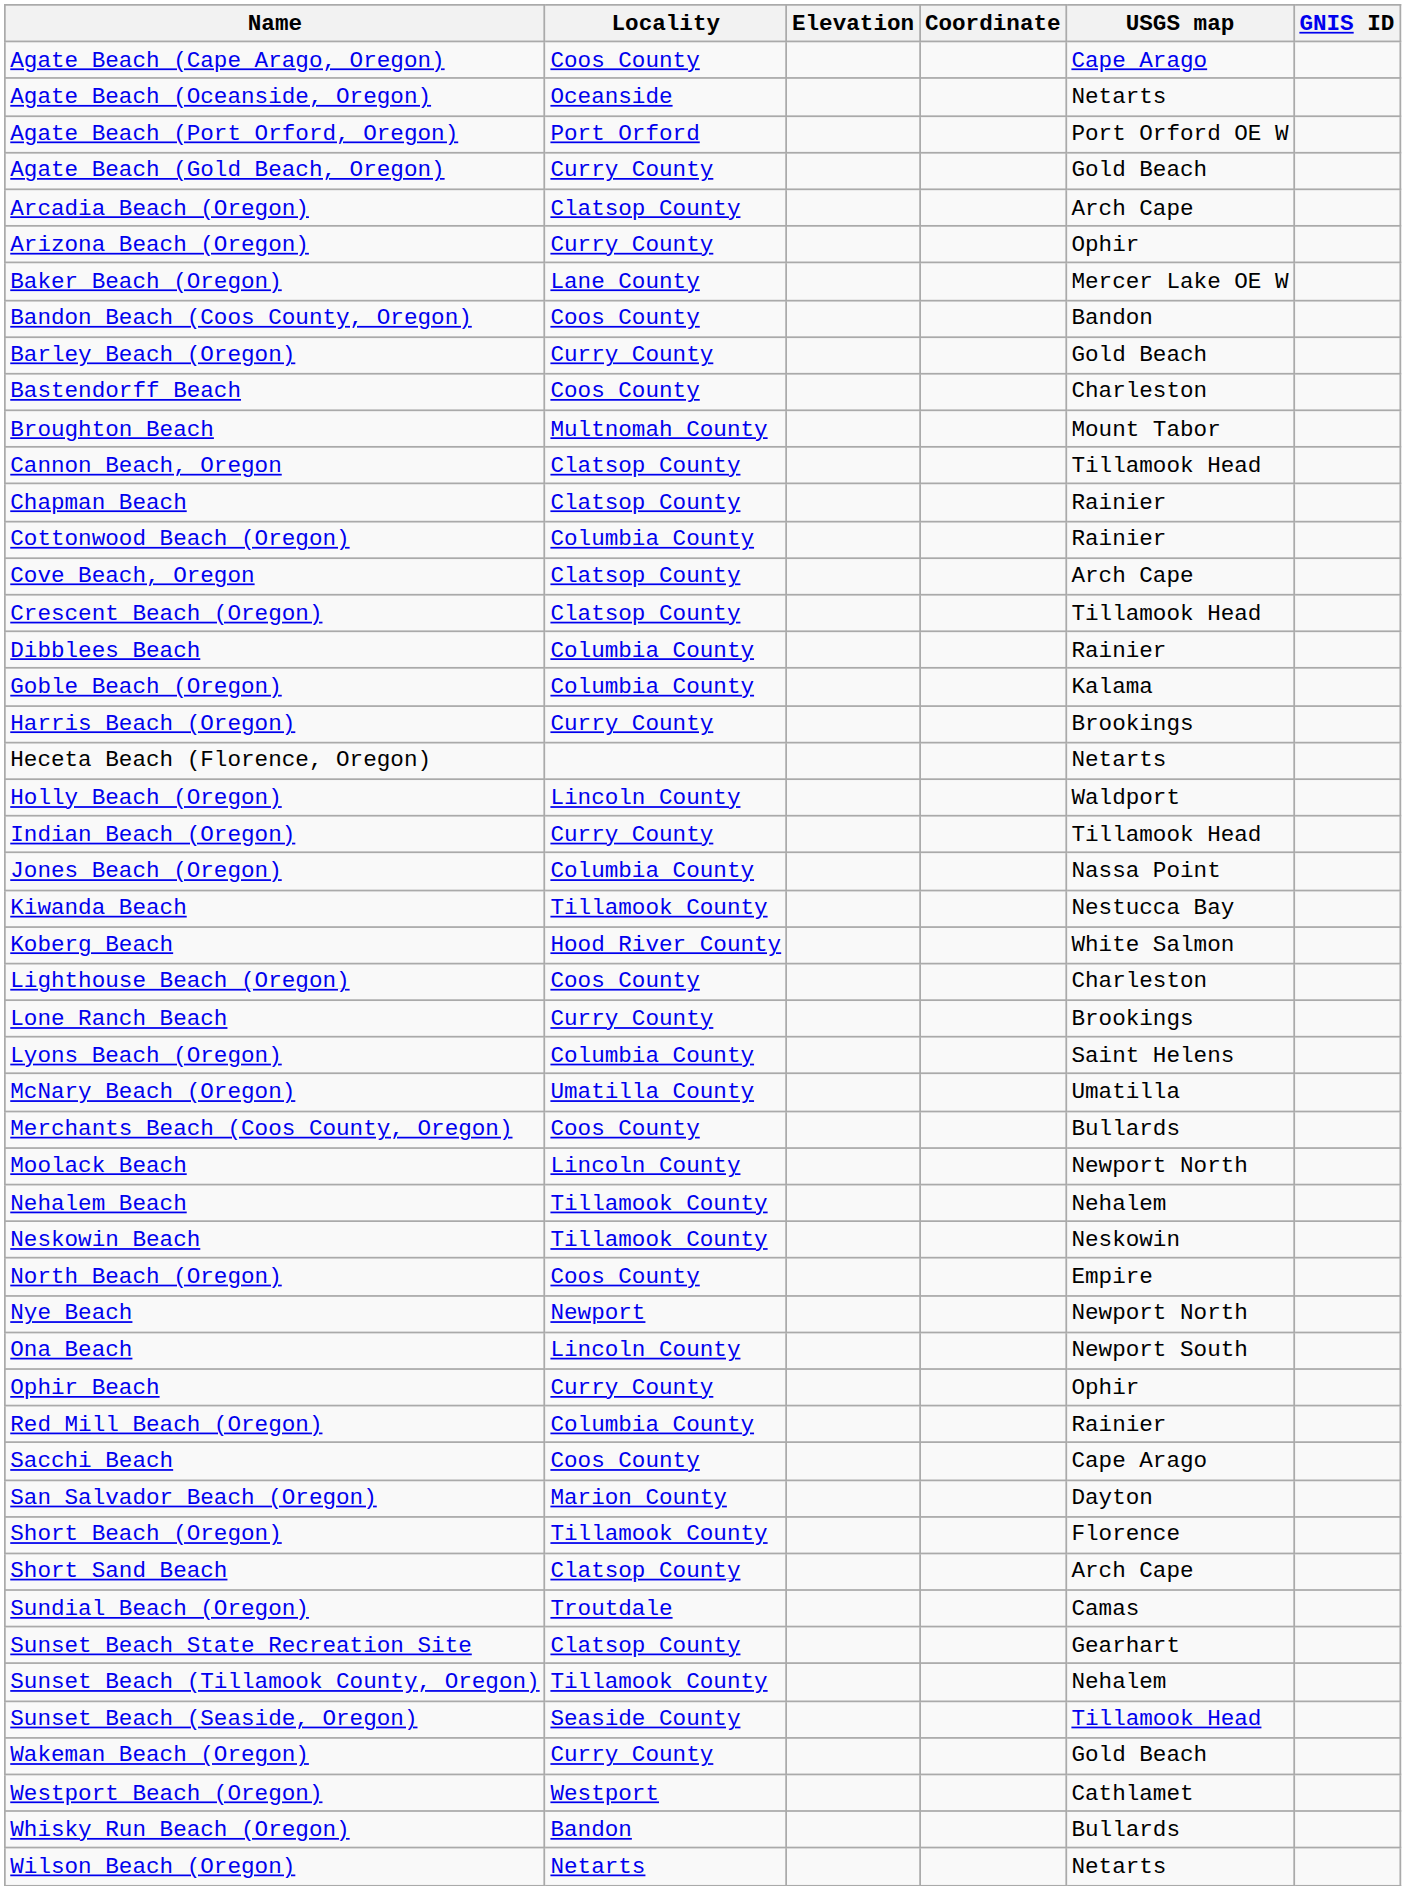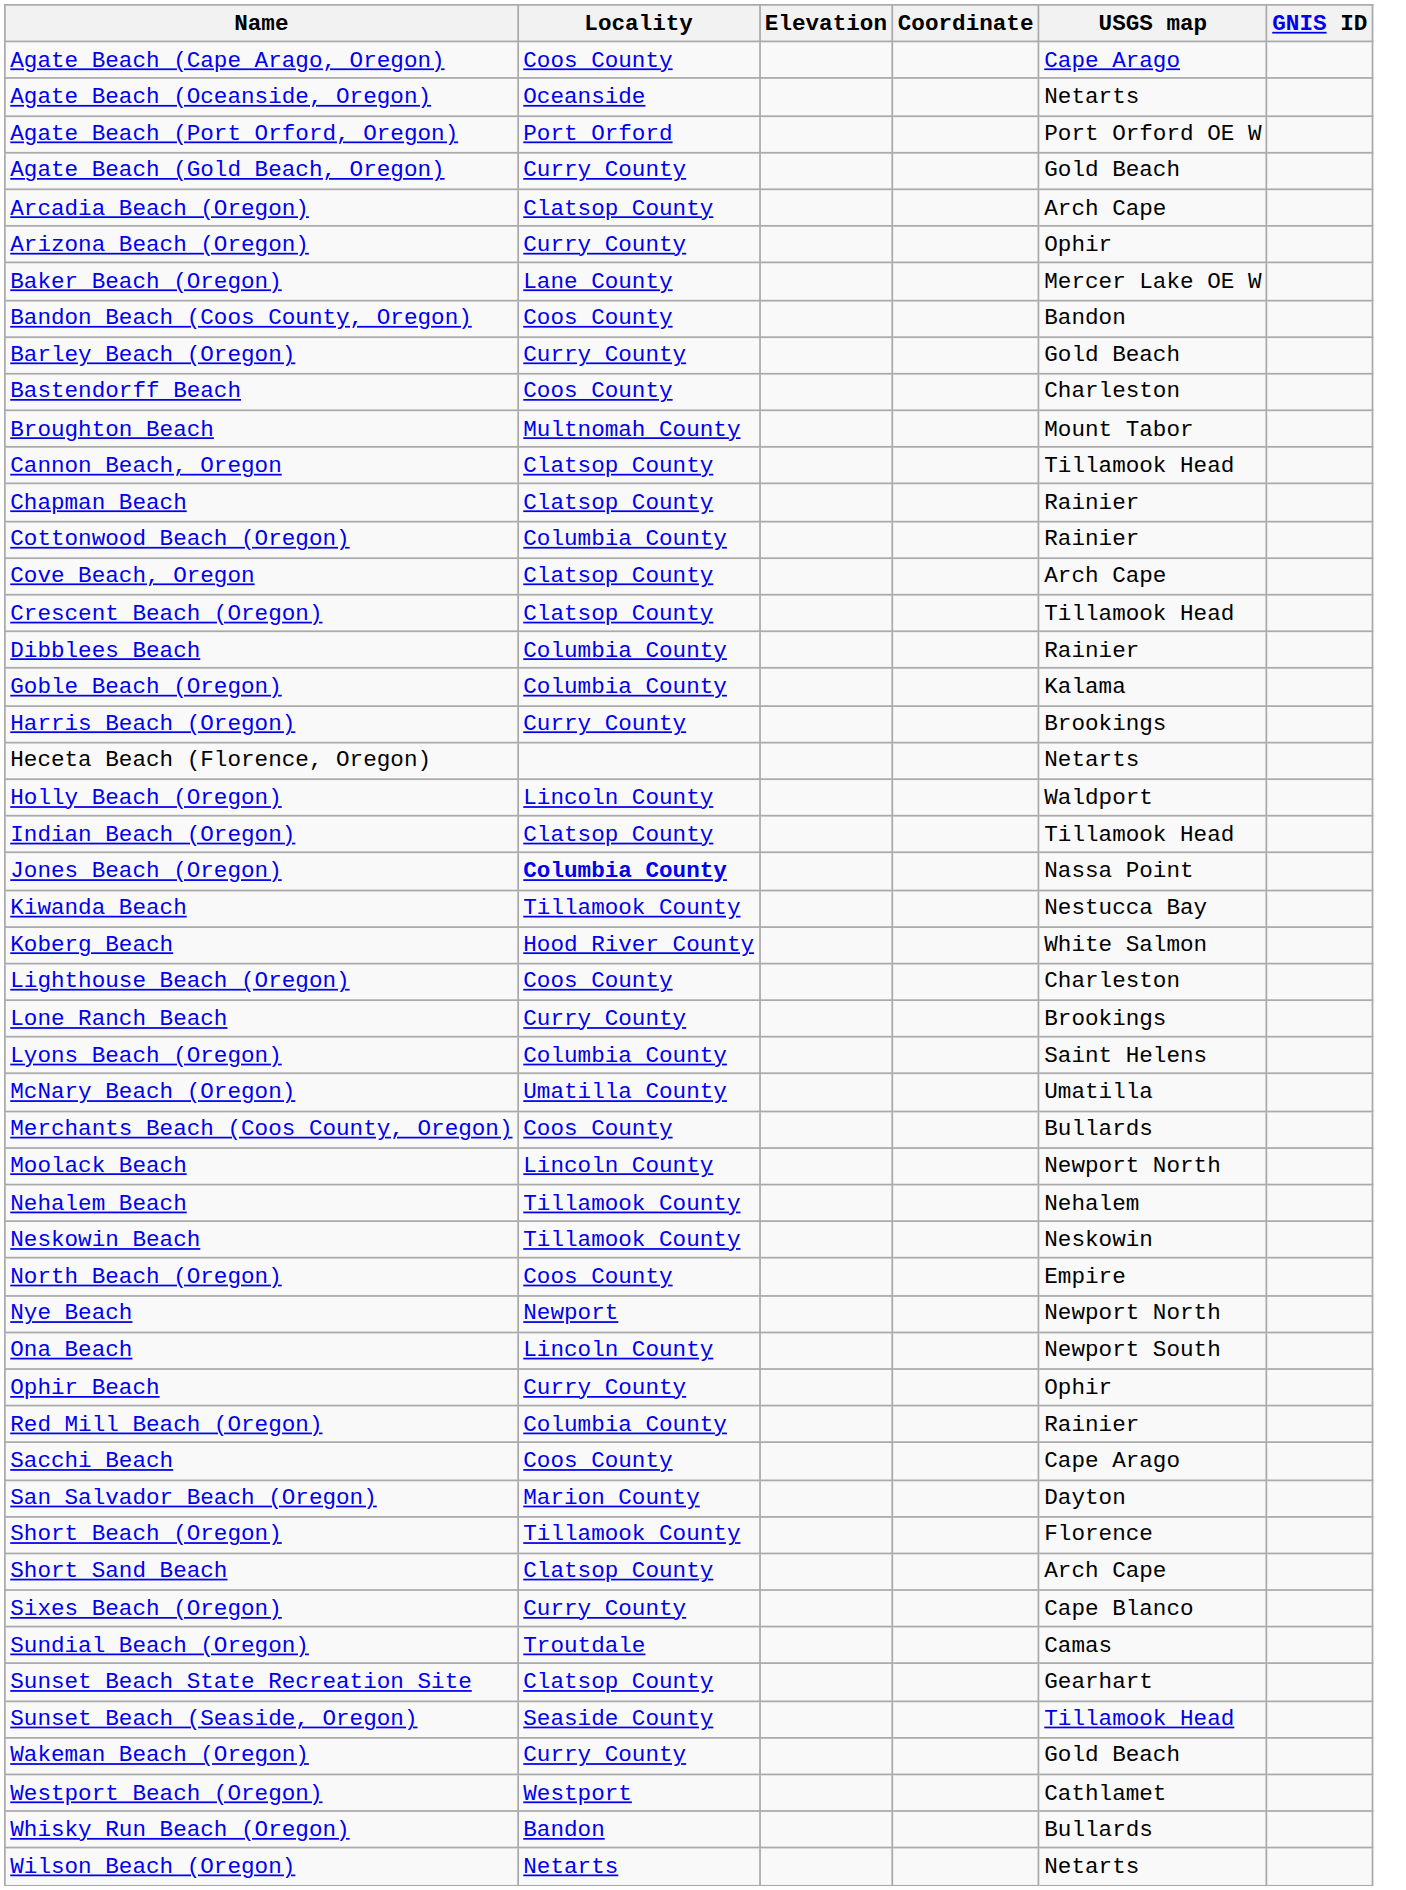(632, 834) Curry County -> (618, 834) Clatsop County
(652, 871) normal -> (625, 871) bold
+ row: (146, 1609)
- row: (275, 1682)
